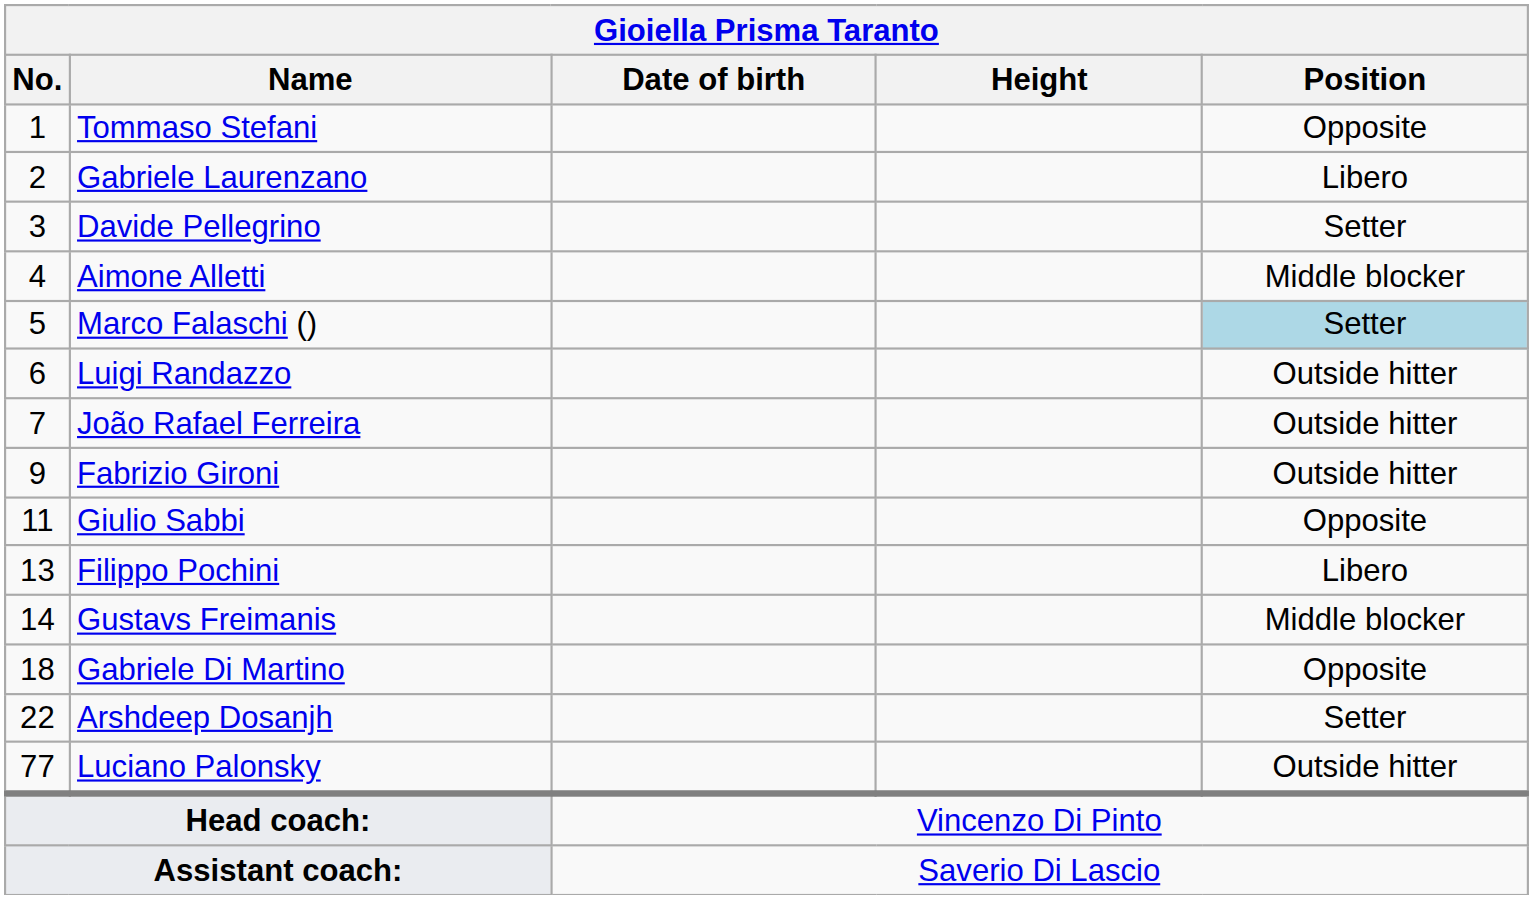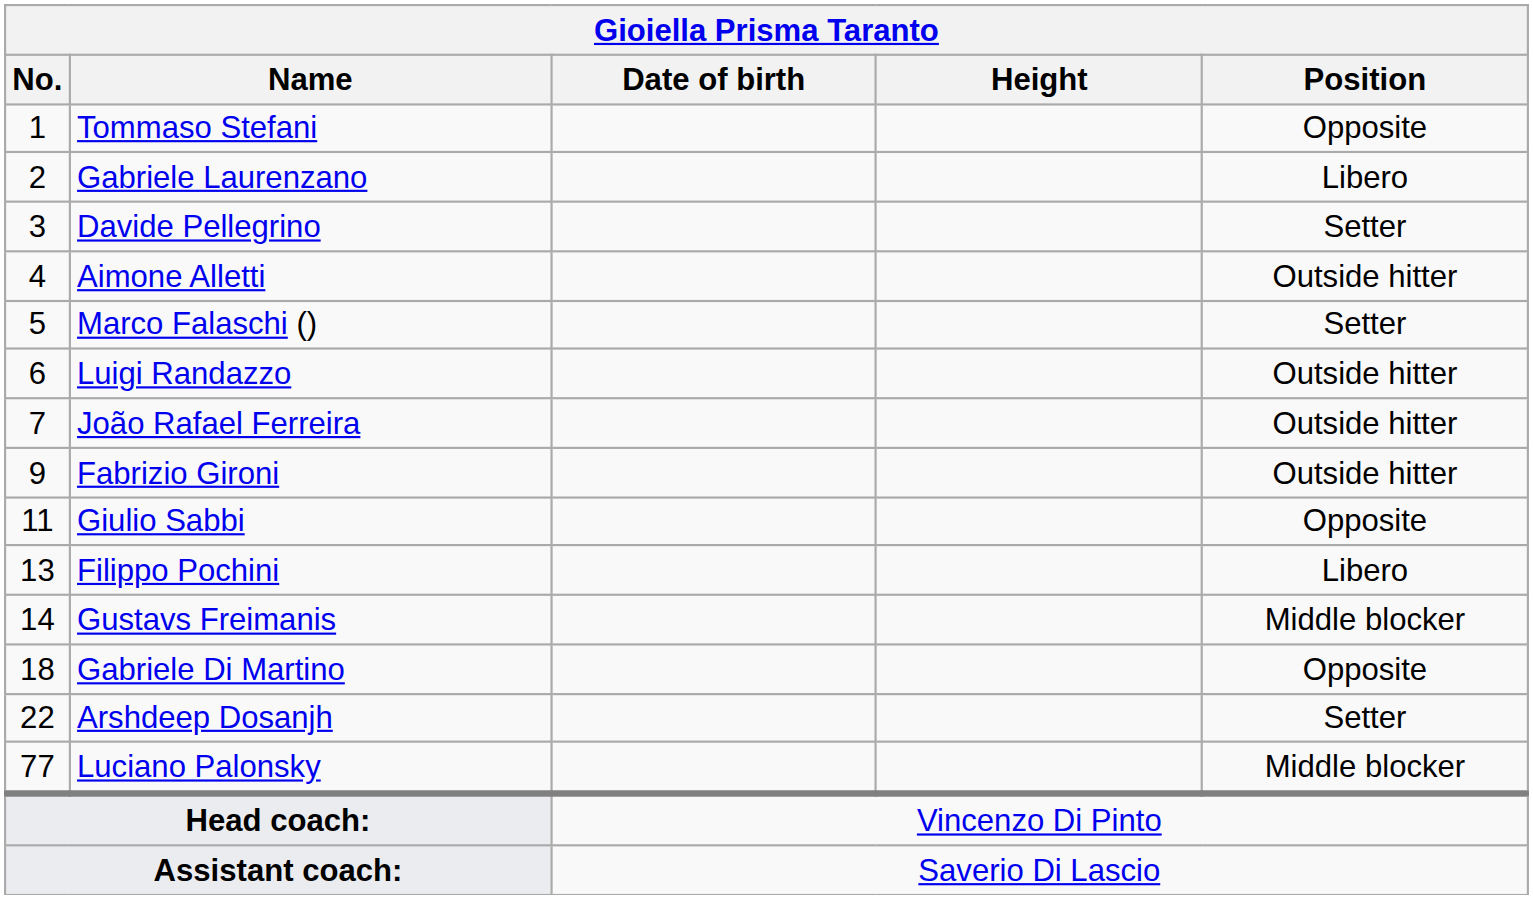(1365, 276) Middle blocker -> (1365, 276) Outside hitter
(1365, 325) lightblue background -> (1365, 325) no background
(1365, 767) Outside hitter -> (1365, 767) Middle blocker
